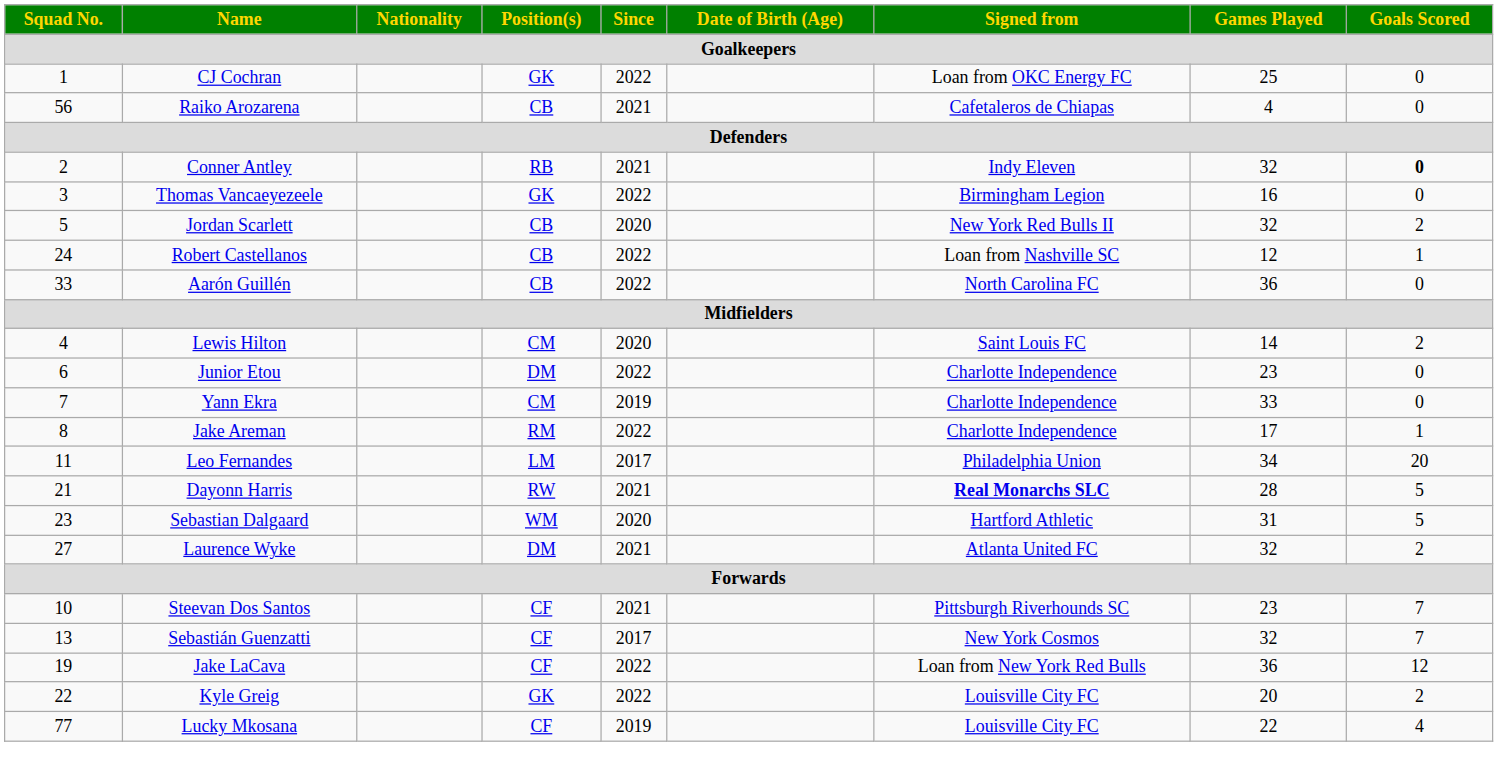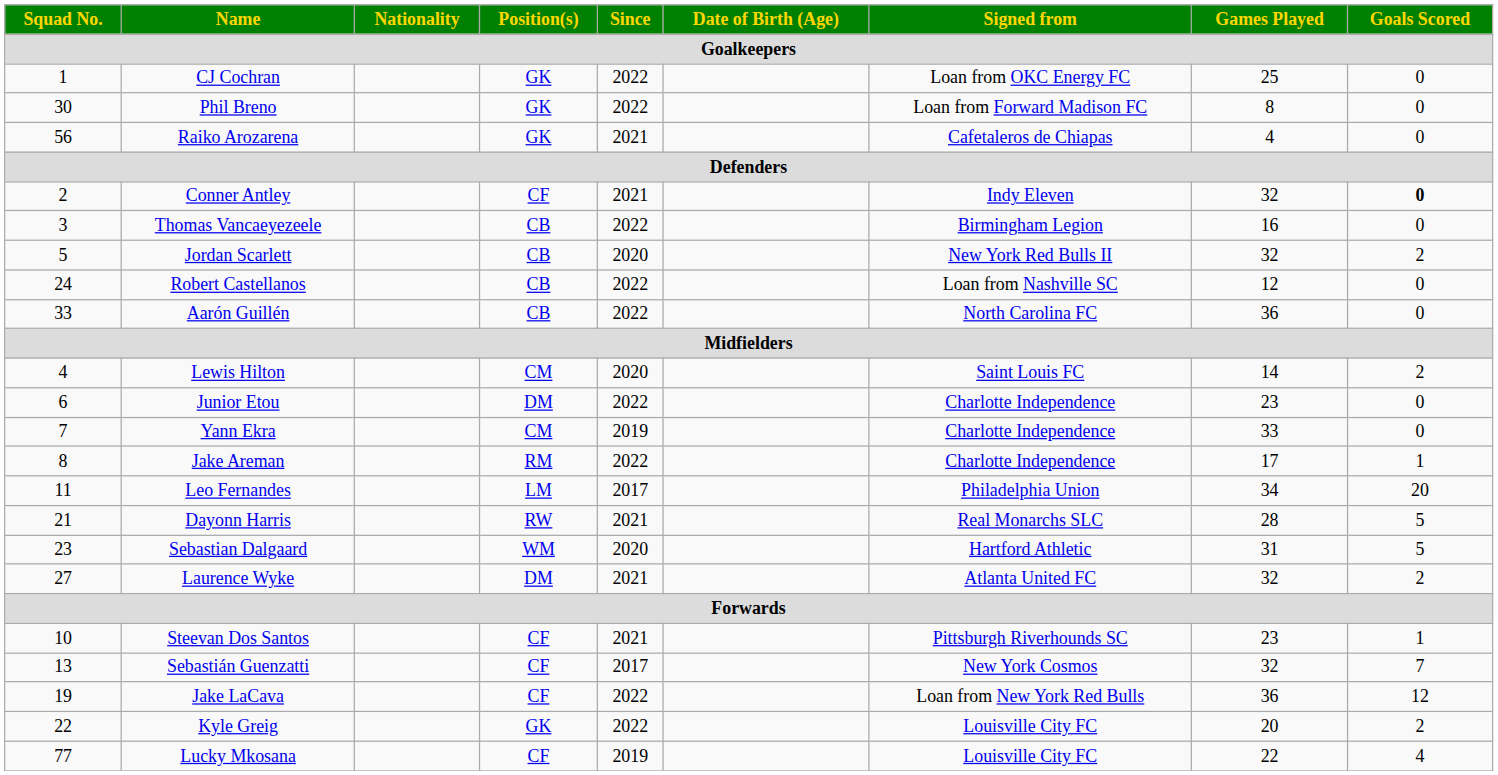+ row: (238, 107)
(541, 107) CB -> (538, 137) GK
(541, 166) RB -> (538, 196) CF
(541, 196) GK -> (538, 225) CB
(1420, 255) 1 -> (1420, 284) 0
(1032, 490) bold -> (1030, 520) normal
(1420, 608) 7 -> (1420, 638) 1
